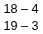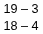rows swapped: (21, 8) <-> (21, 26)
